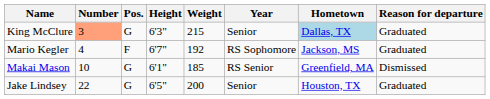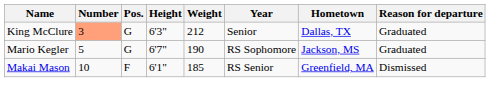(195, 31) 215 -> (195, 31) 212
(326, 31) lightblue background -> (326, 31) no background
(81, 49) 4 -> (81, 49) 5
(127, 49) F -> (128, 49) G
(195, 49) 192 -> (195, 49) 190
(128, 67) G -> (127, 67) F
- row: (37, 85)
